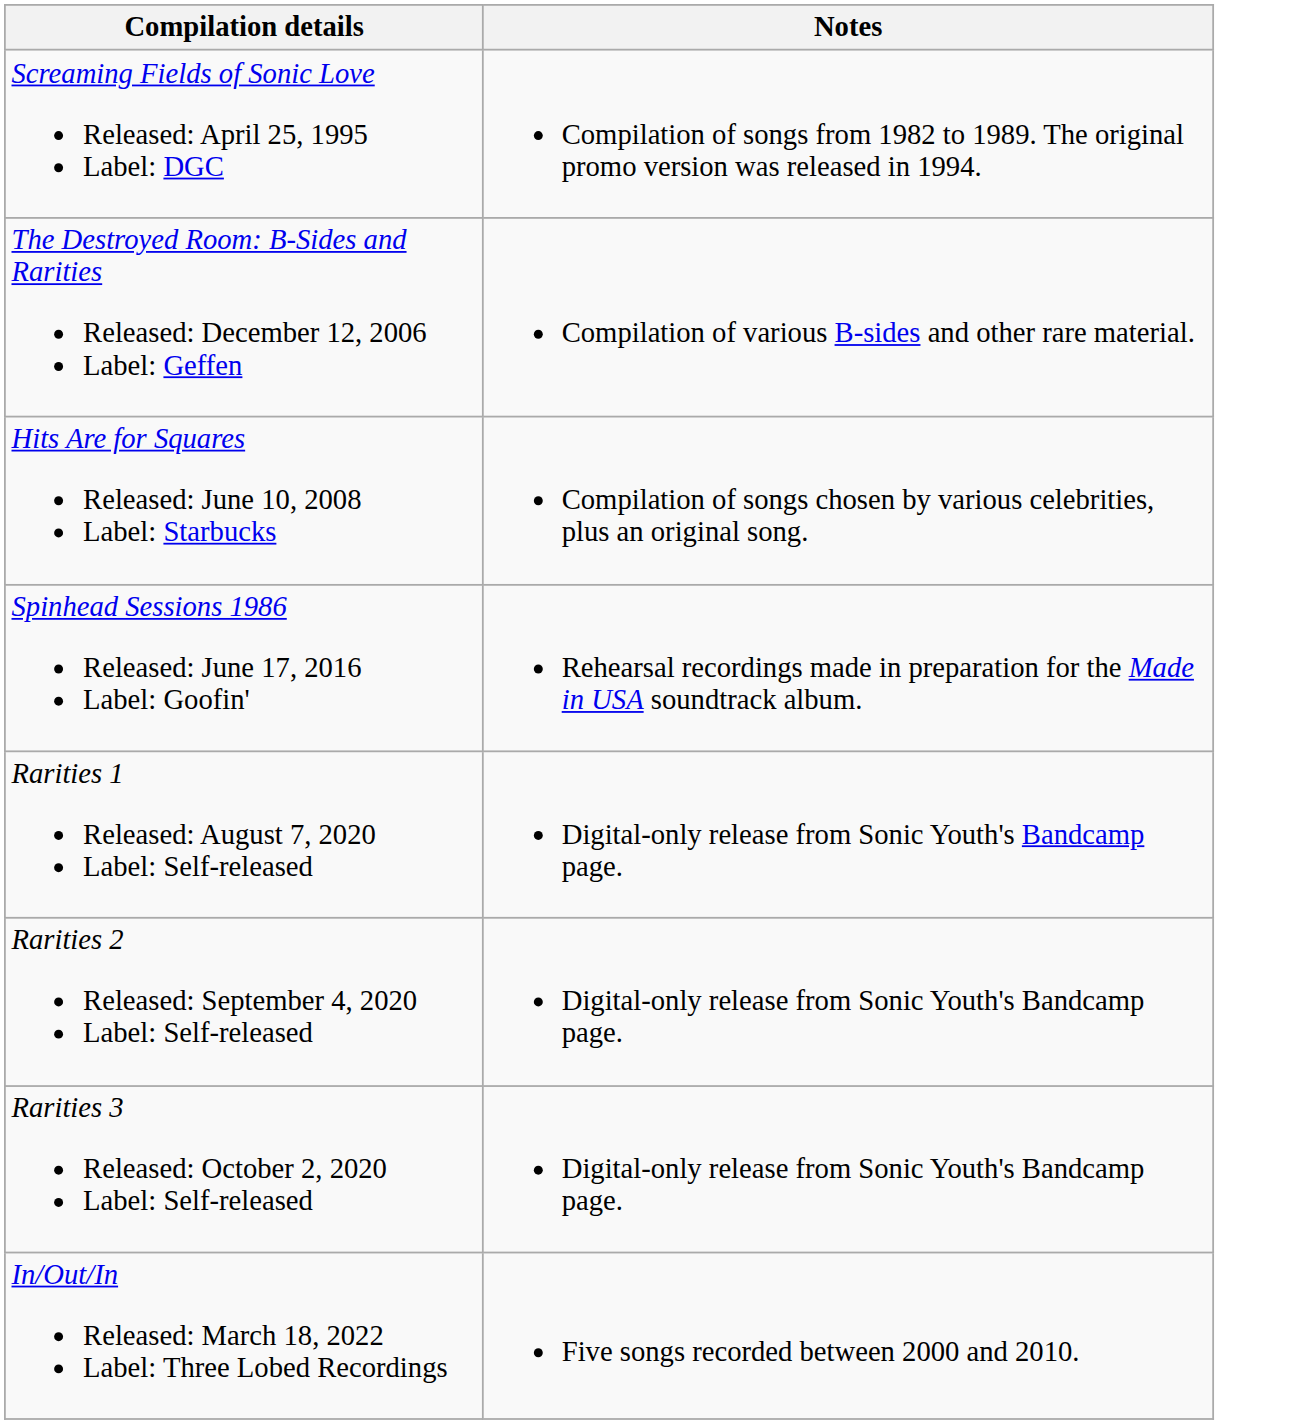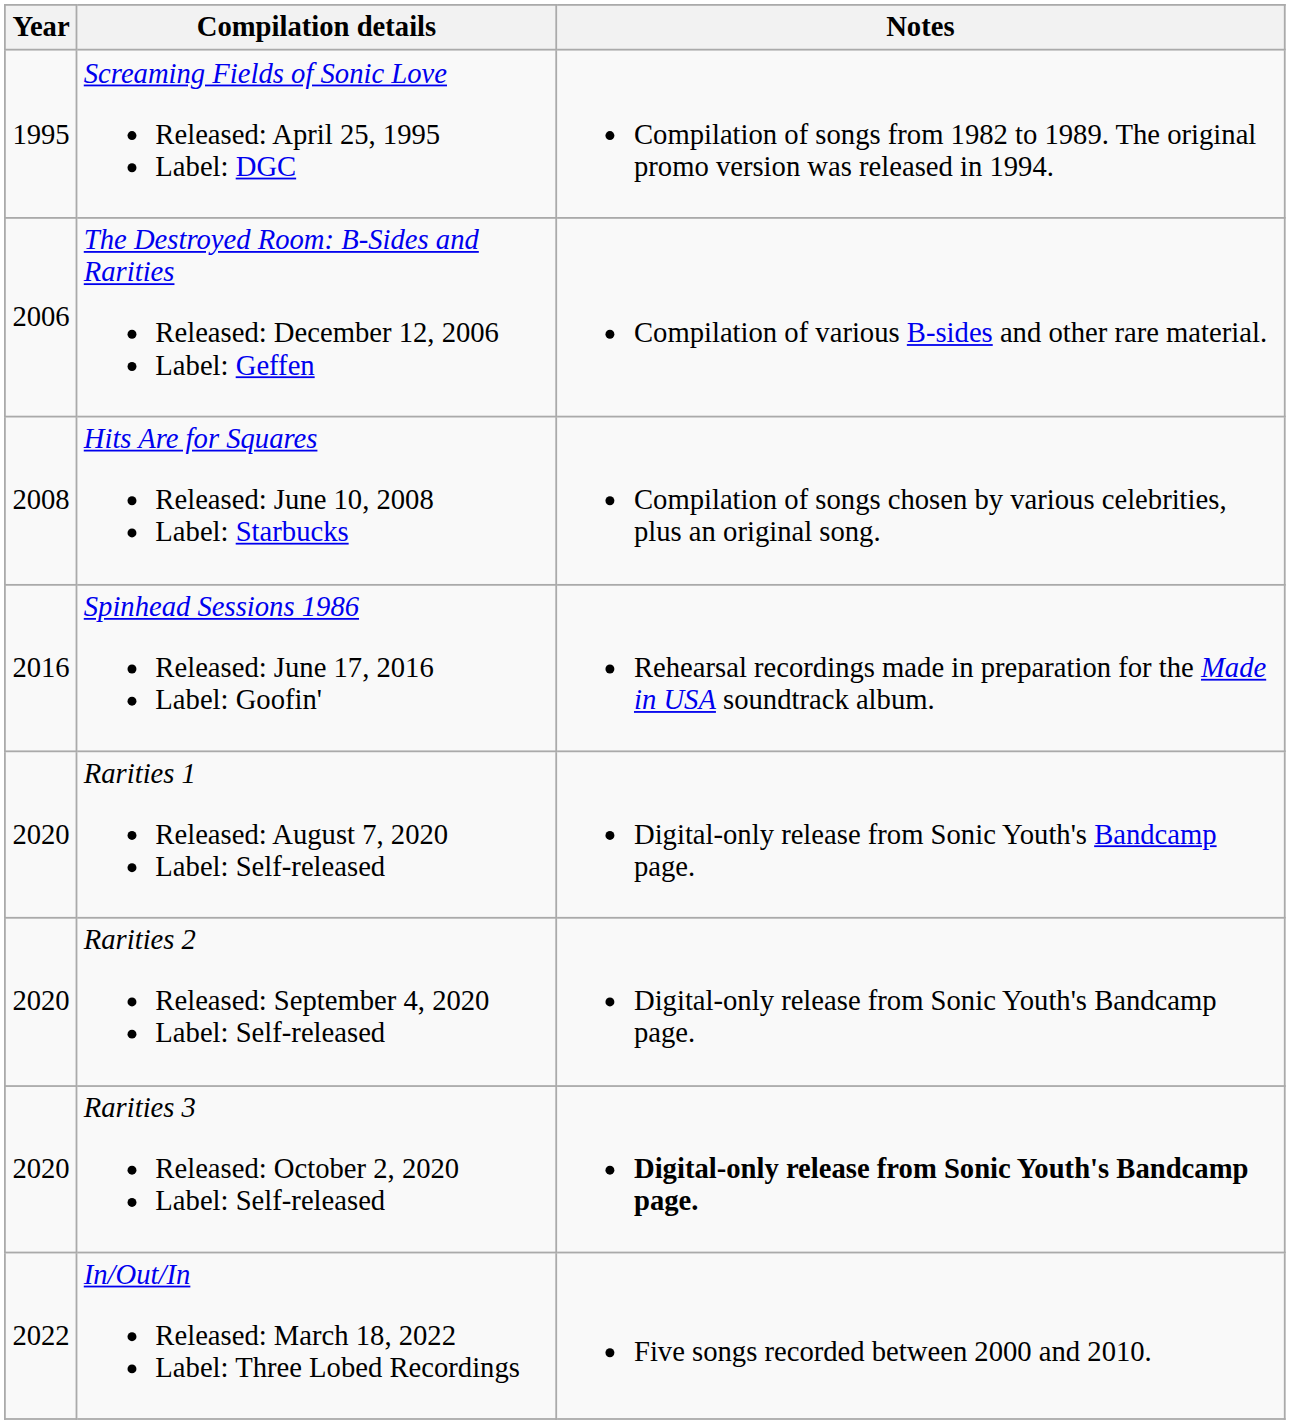+ column: (41, 27)
(848, 1185) normal -> (920, 1185) bold
